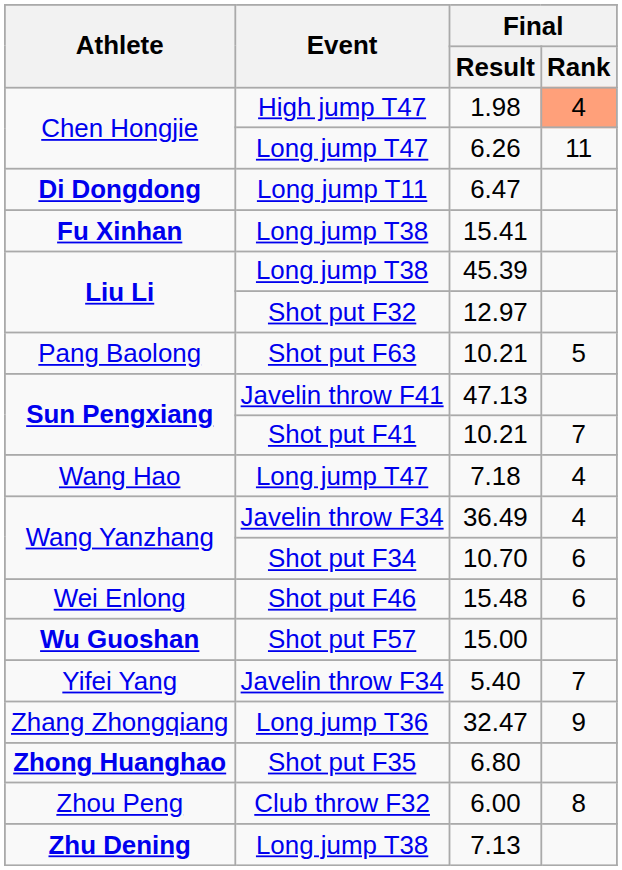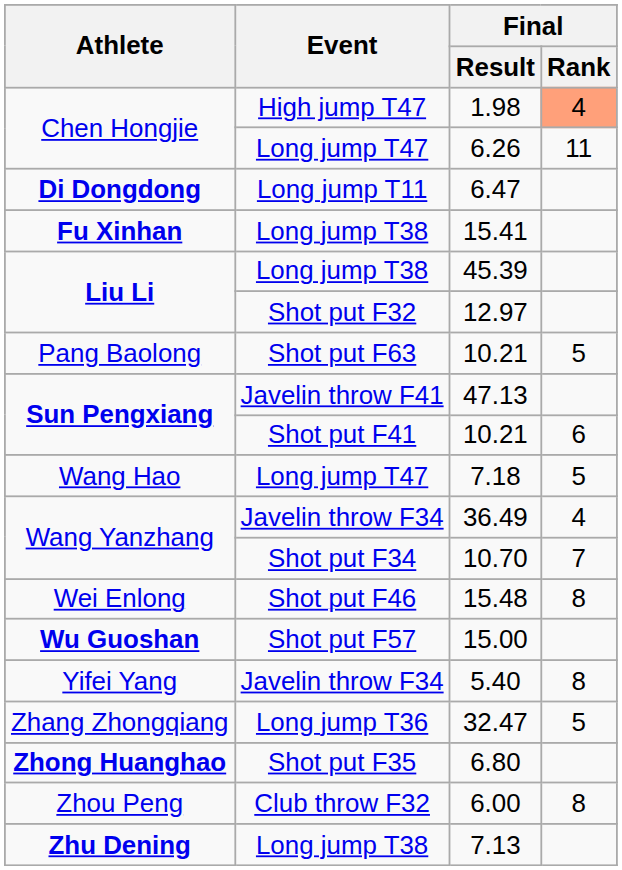(579, 435) 7 -> (579, 435) 6
(579, 476) 4 -> (579, 476) 5
(579, 558) 6 -> (579, 558) 7
(579, 599) 6 -> (579, 599) 8
(579, 681) 7 -> (579, 681) 8
(579, 722) 9 -> (579, 722) 5
